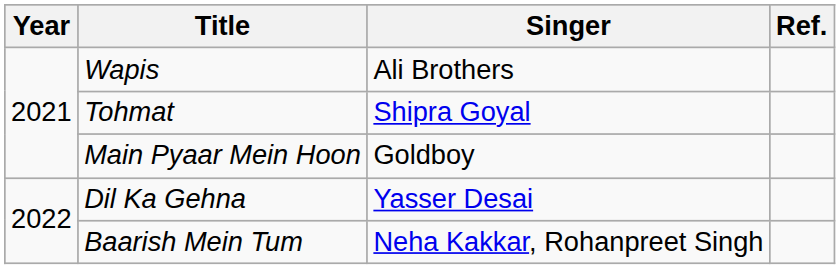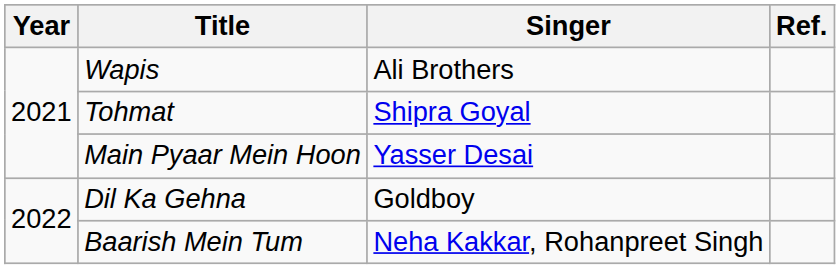(424, 155) Goldboy -> (453, 155) Yasser Desai
(453, 198) Yasser Desai -> (424, 198) Goldboy
